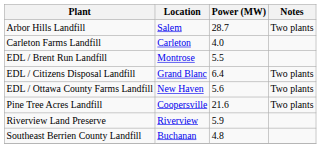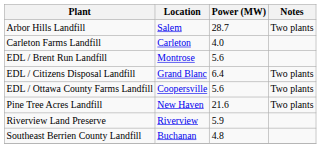(218, 58) 5.5 -> (218, 58) 5.6
(181, 89) New Haven -> (182, 89) Coopersville
(182, 105) Coopersville -> (181, 105) New Haven
